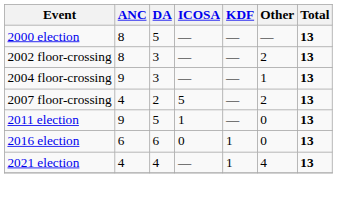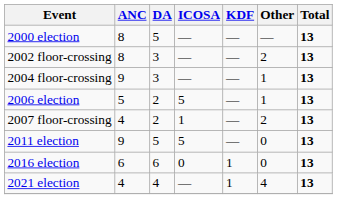+ row: (43, 99)
(181, 99) 5 -> (181, 120) 1
(181, 120) 1 -> (181, 141) 5
